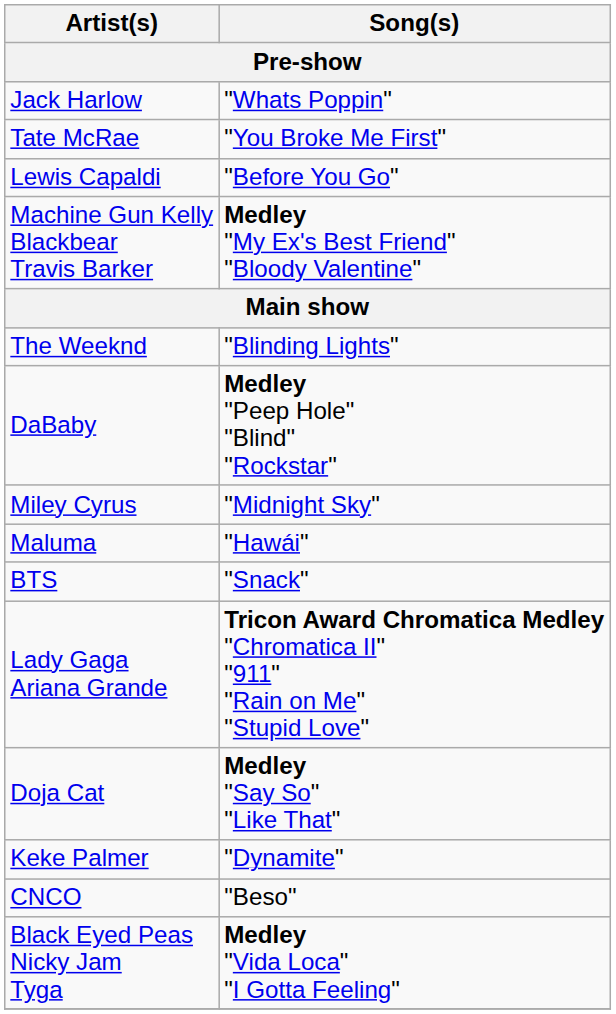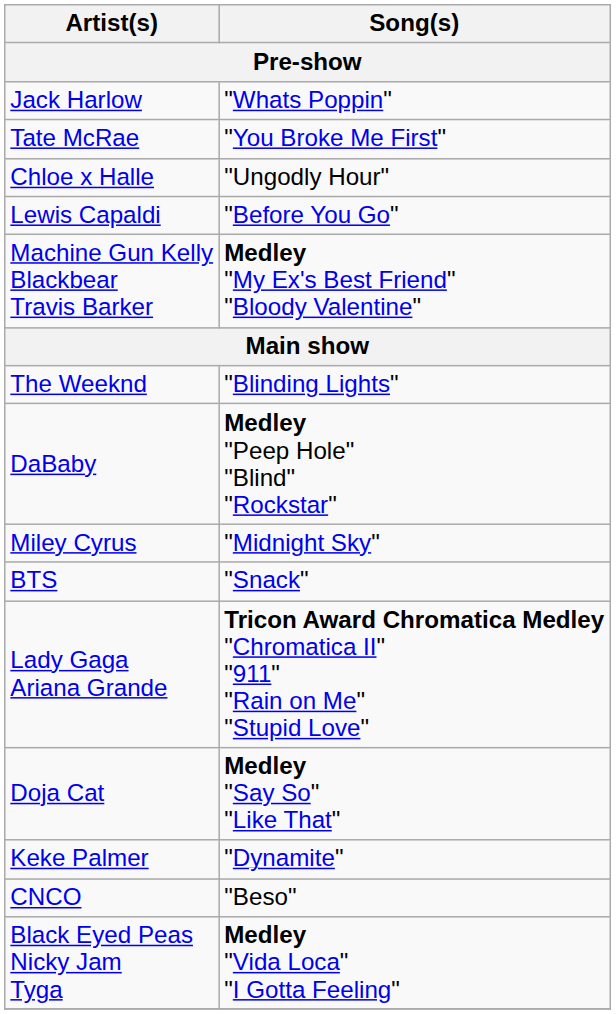+ row: (82, 176)
- row: (53, 542)
